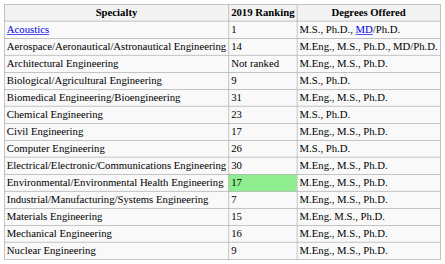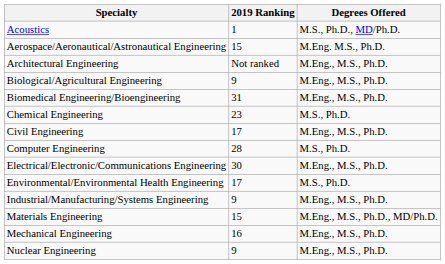(237, 47) 14 -> (237, 47) 15
(369, 47) M.Eng., M.S., Ph.D., MD/Ph.D. -> (342, 47) M.Eng. M.S., Ph.D.
(325, 81) M.S., Ph.D. -> (344, 81) M.Eng., M.S., Ph.D.
(237, 149) 26 -> (237, 149) 28
(237, 183) lightgreen background -> (237, 183) no background
(344, 183) M.Eng., M.S., Ph.D. -> (325, 183) M.S., Ph.D.
(234, 200) 7 -> (234, 200) 9
(342, 217) M.Eng. M.S., Ph.D. -> (369, 217) M.Eng., M.S., Ph.D., MD/Ph.D.
